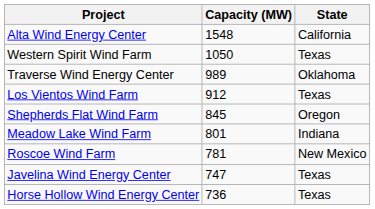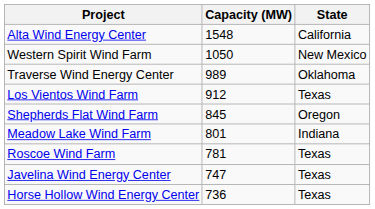(314, 55) Texas -> (332, 55) New Mexico
(332, 154) New Mexico -> (314, 154) Texas
